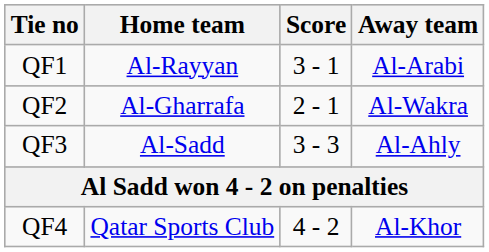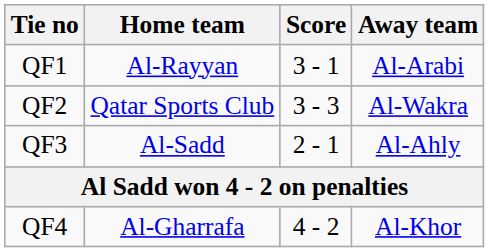(182, 105) Al-Gharrafa -> (182, 105) Qatar Sports Club
(316, 105) 2 - 1 -> (316, 105) 3 - 3
(316, 145) 3 - 3 -> (316, 145) 2 - 1
(182, 226) Qatar Sports Club -> (182, 226) Al-Gharrafa
